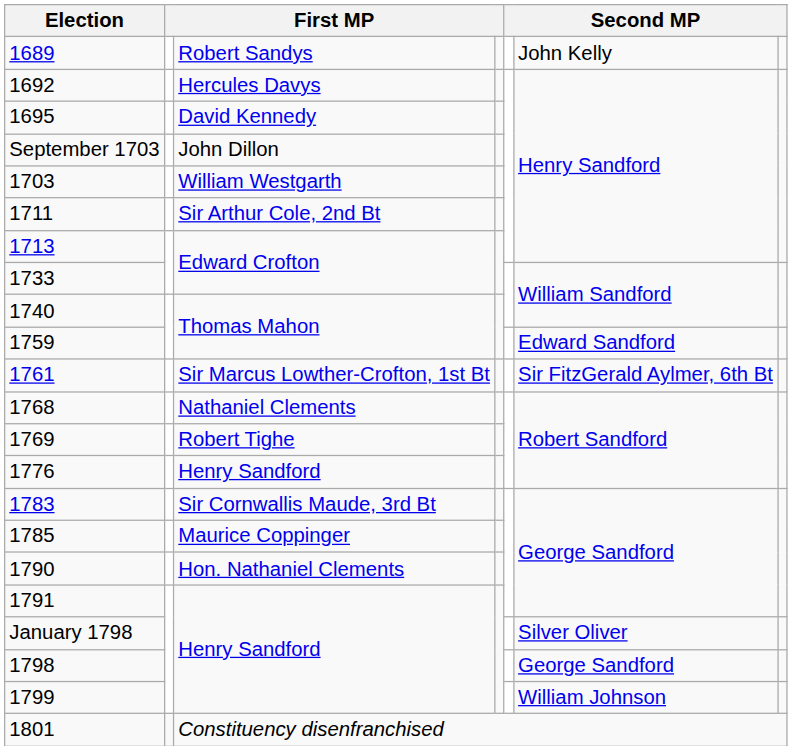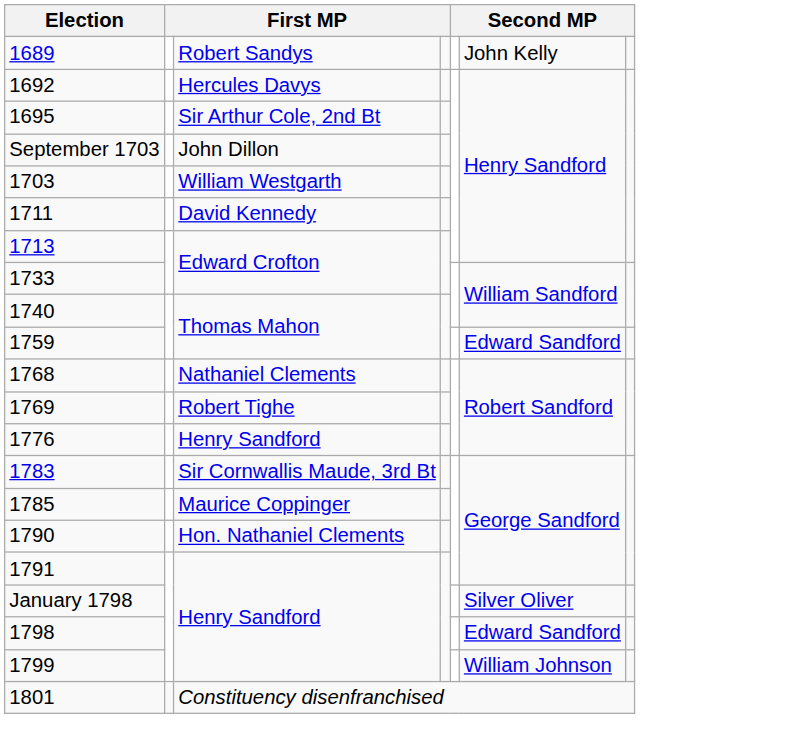(247, 117) David Kennedy -> (279, 117) Sir Arthur Cole, 2nd Bt
(279, 213) Sir Arthur Cole, 2nd Bt -> (247, 213) David Kennedy
- row: (32, 375)
(596, 665) George Sandford -> (542, 632) Edward Sandford
